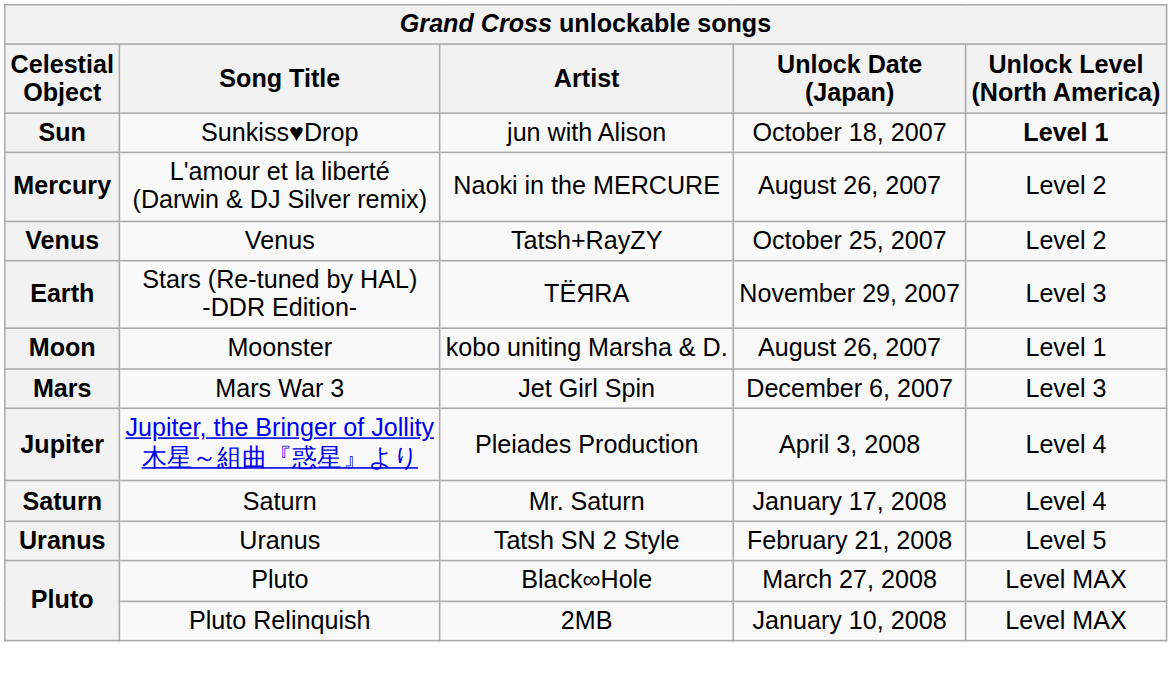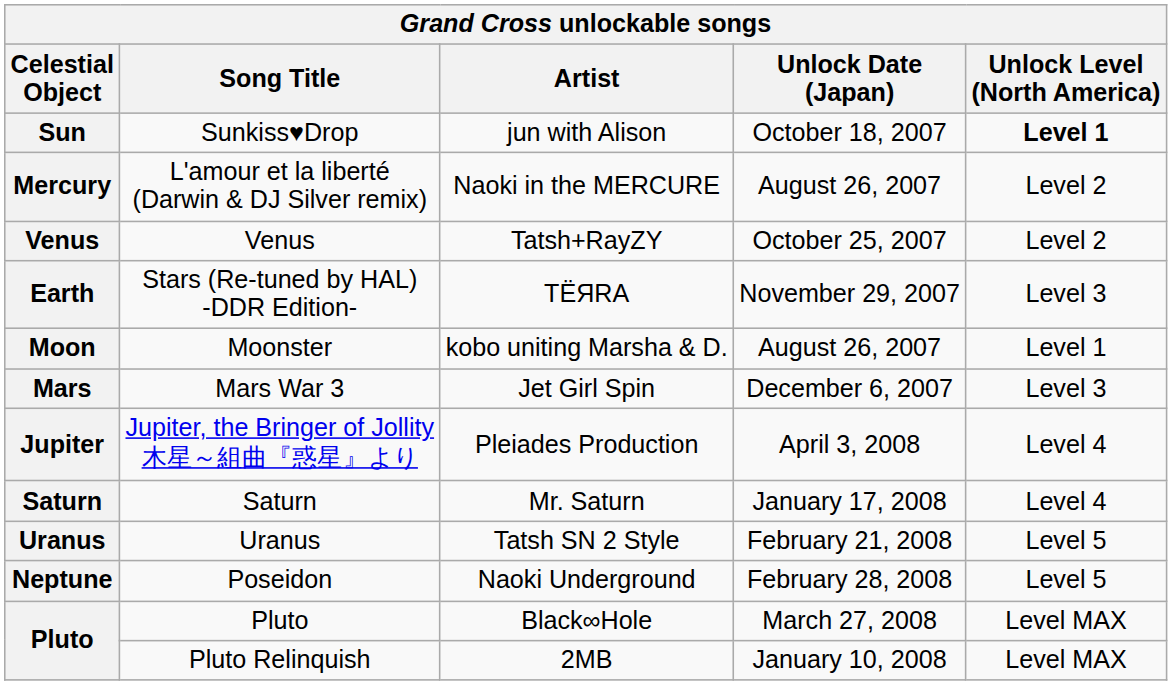+ row: (62, 580)
